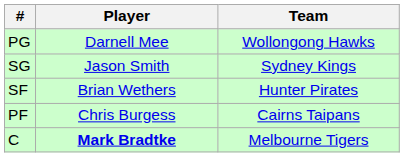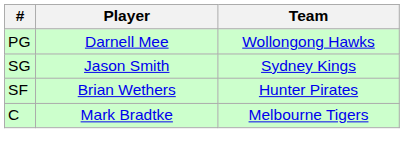- row: (18, 115)
(127, 139) bold -> (127, 115) normal
